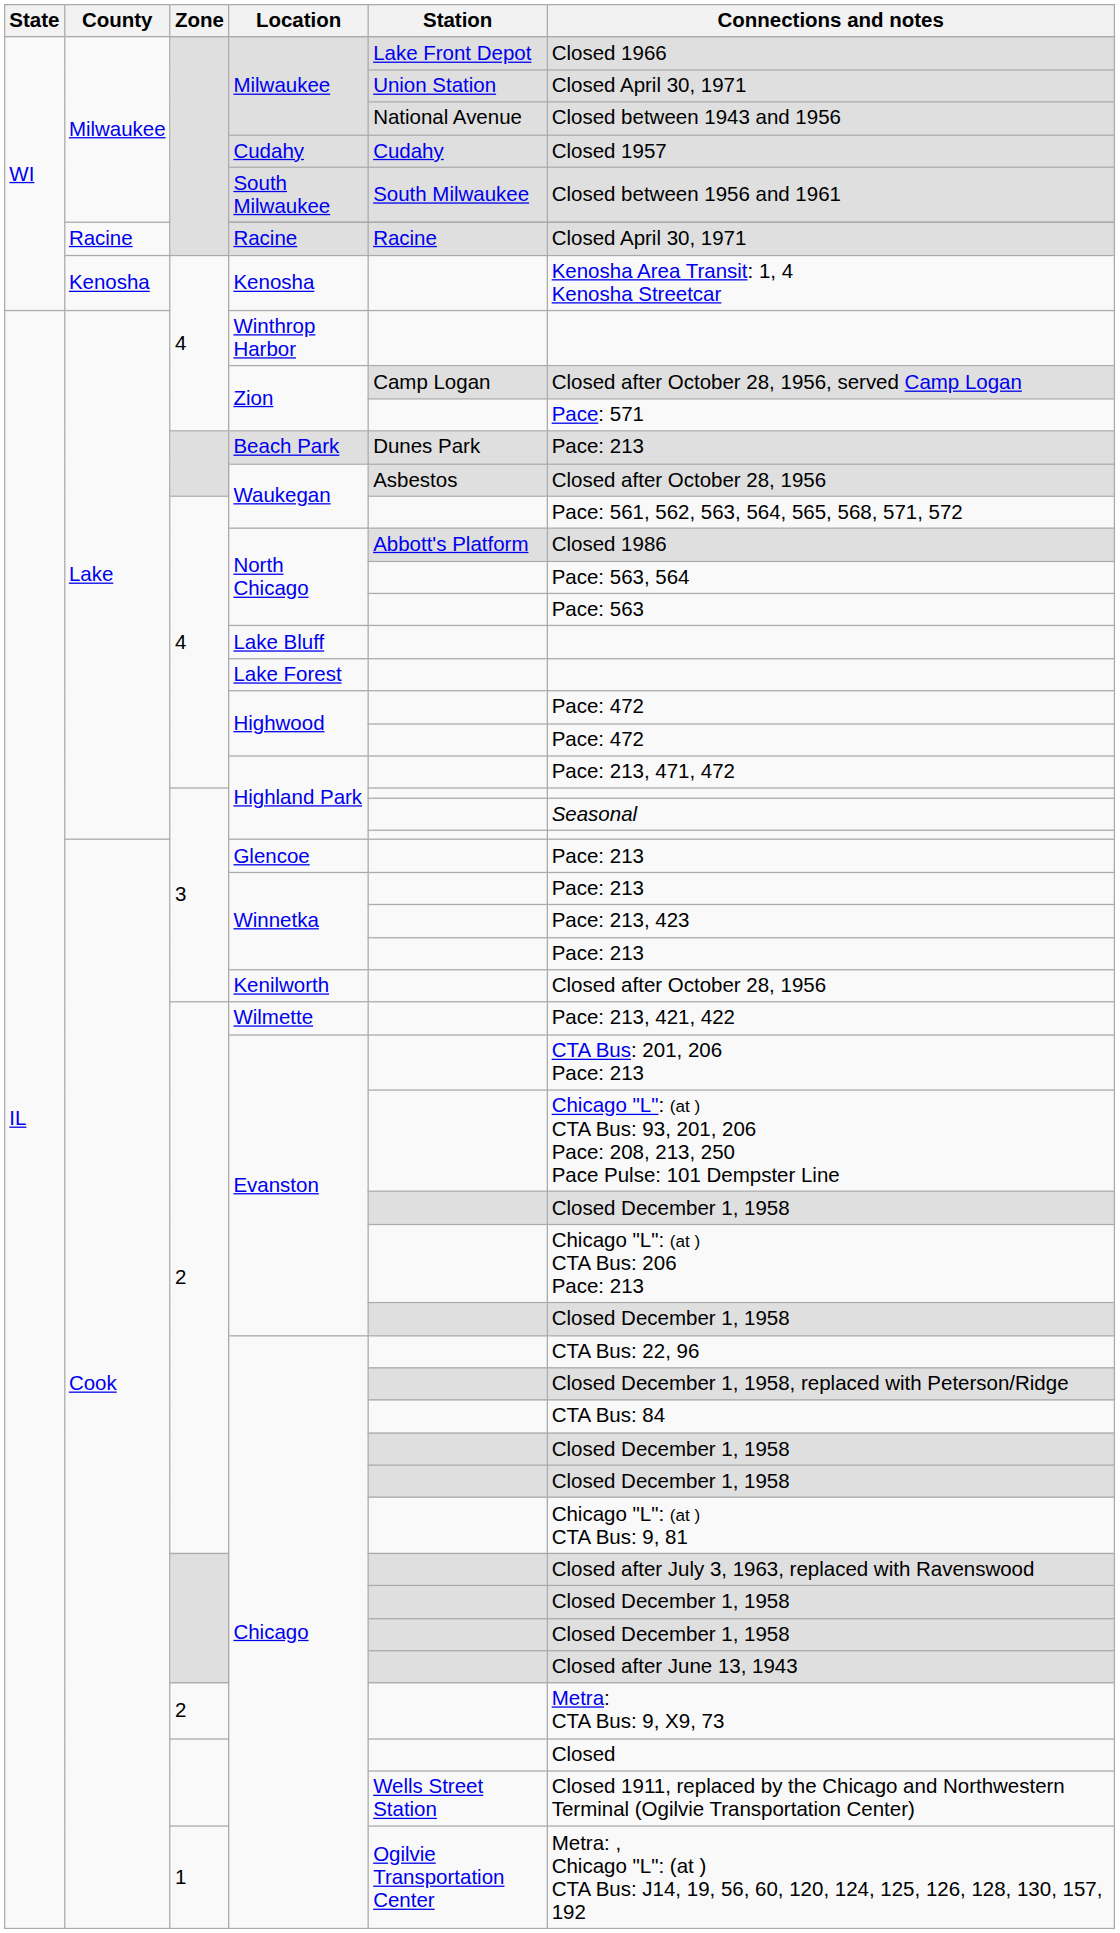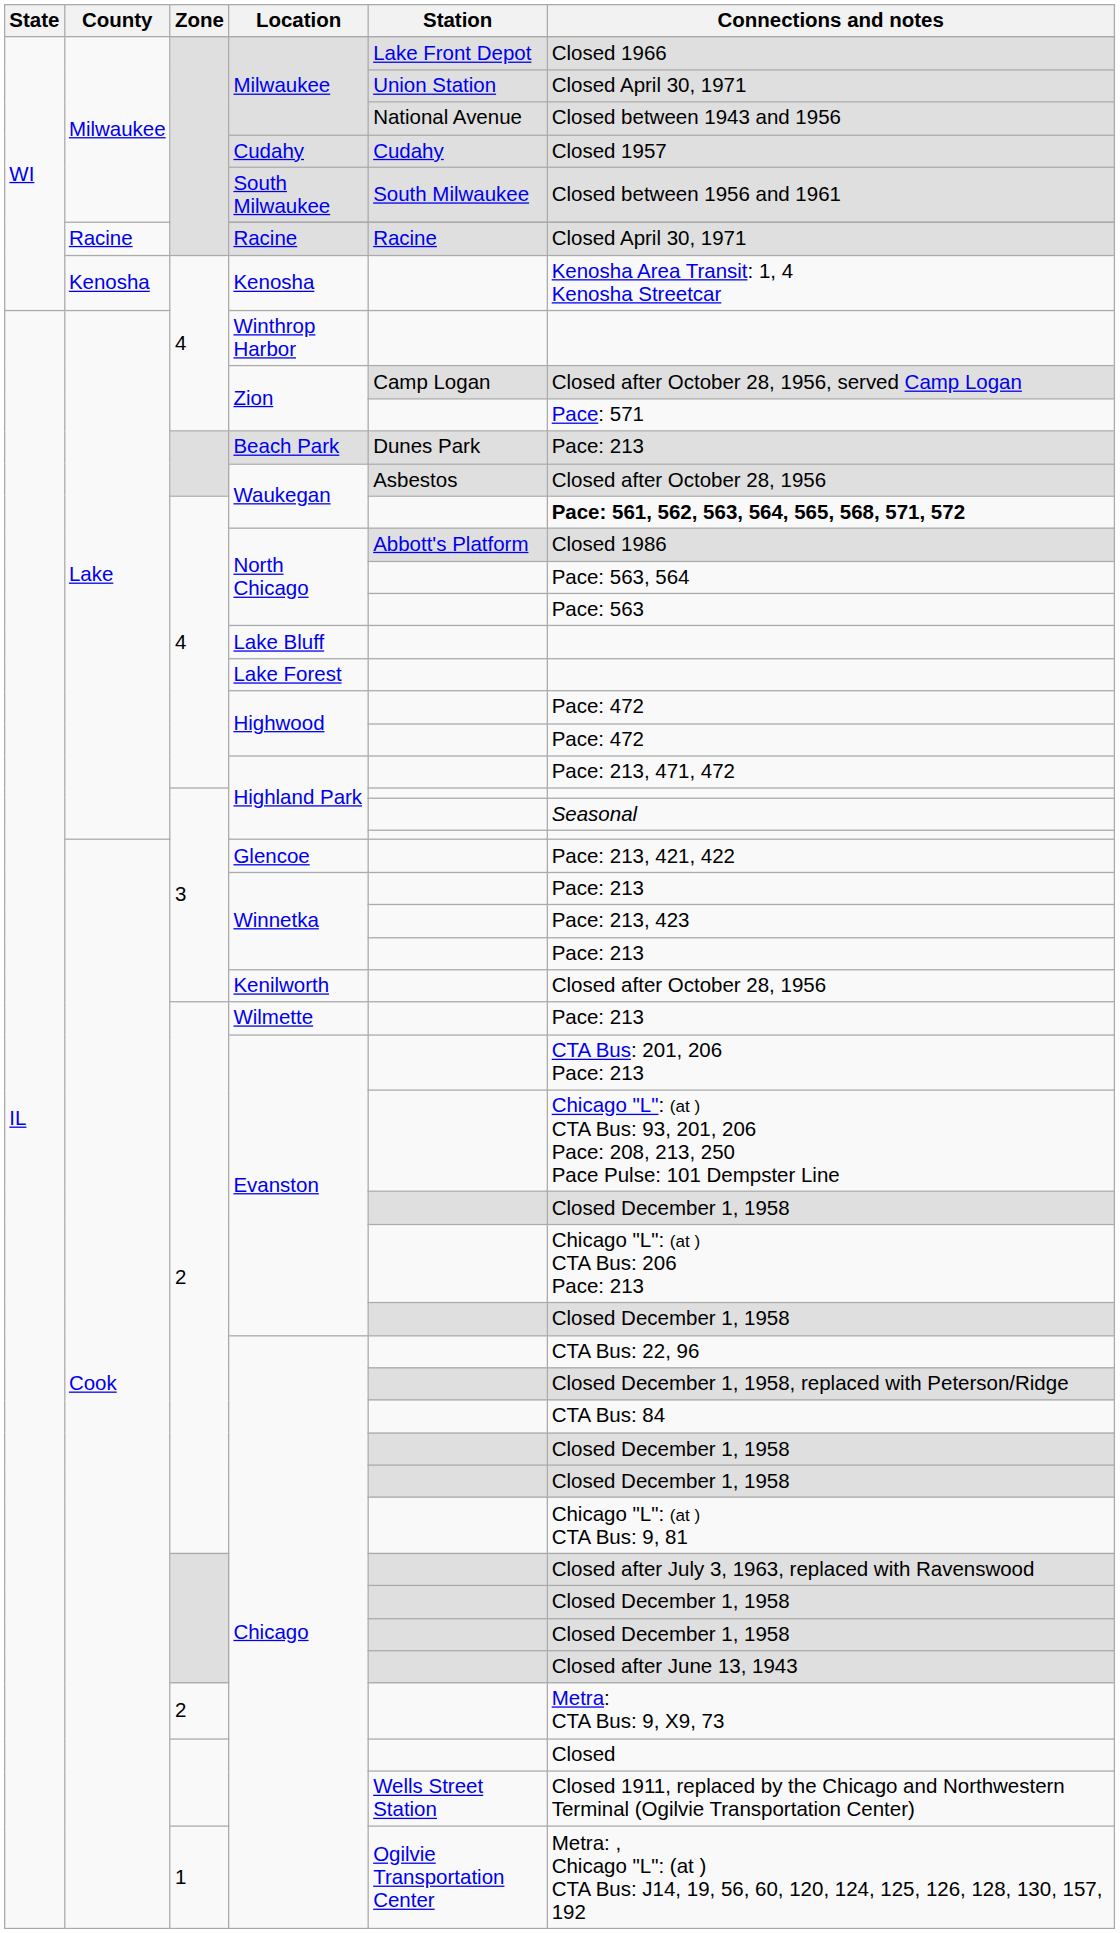(757, 512) normal -> (758, 512) bold
(598, 855) Pace: 213 -> (643, 855) Pace: 213, 421, 422
(643, 1018) Pace: 213, 421, 422 -> (598, 1018) Pace: 213
